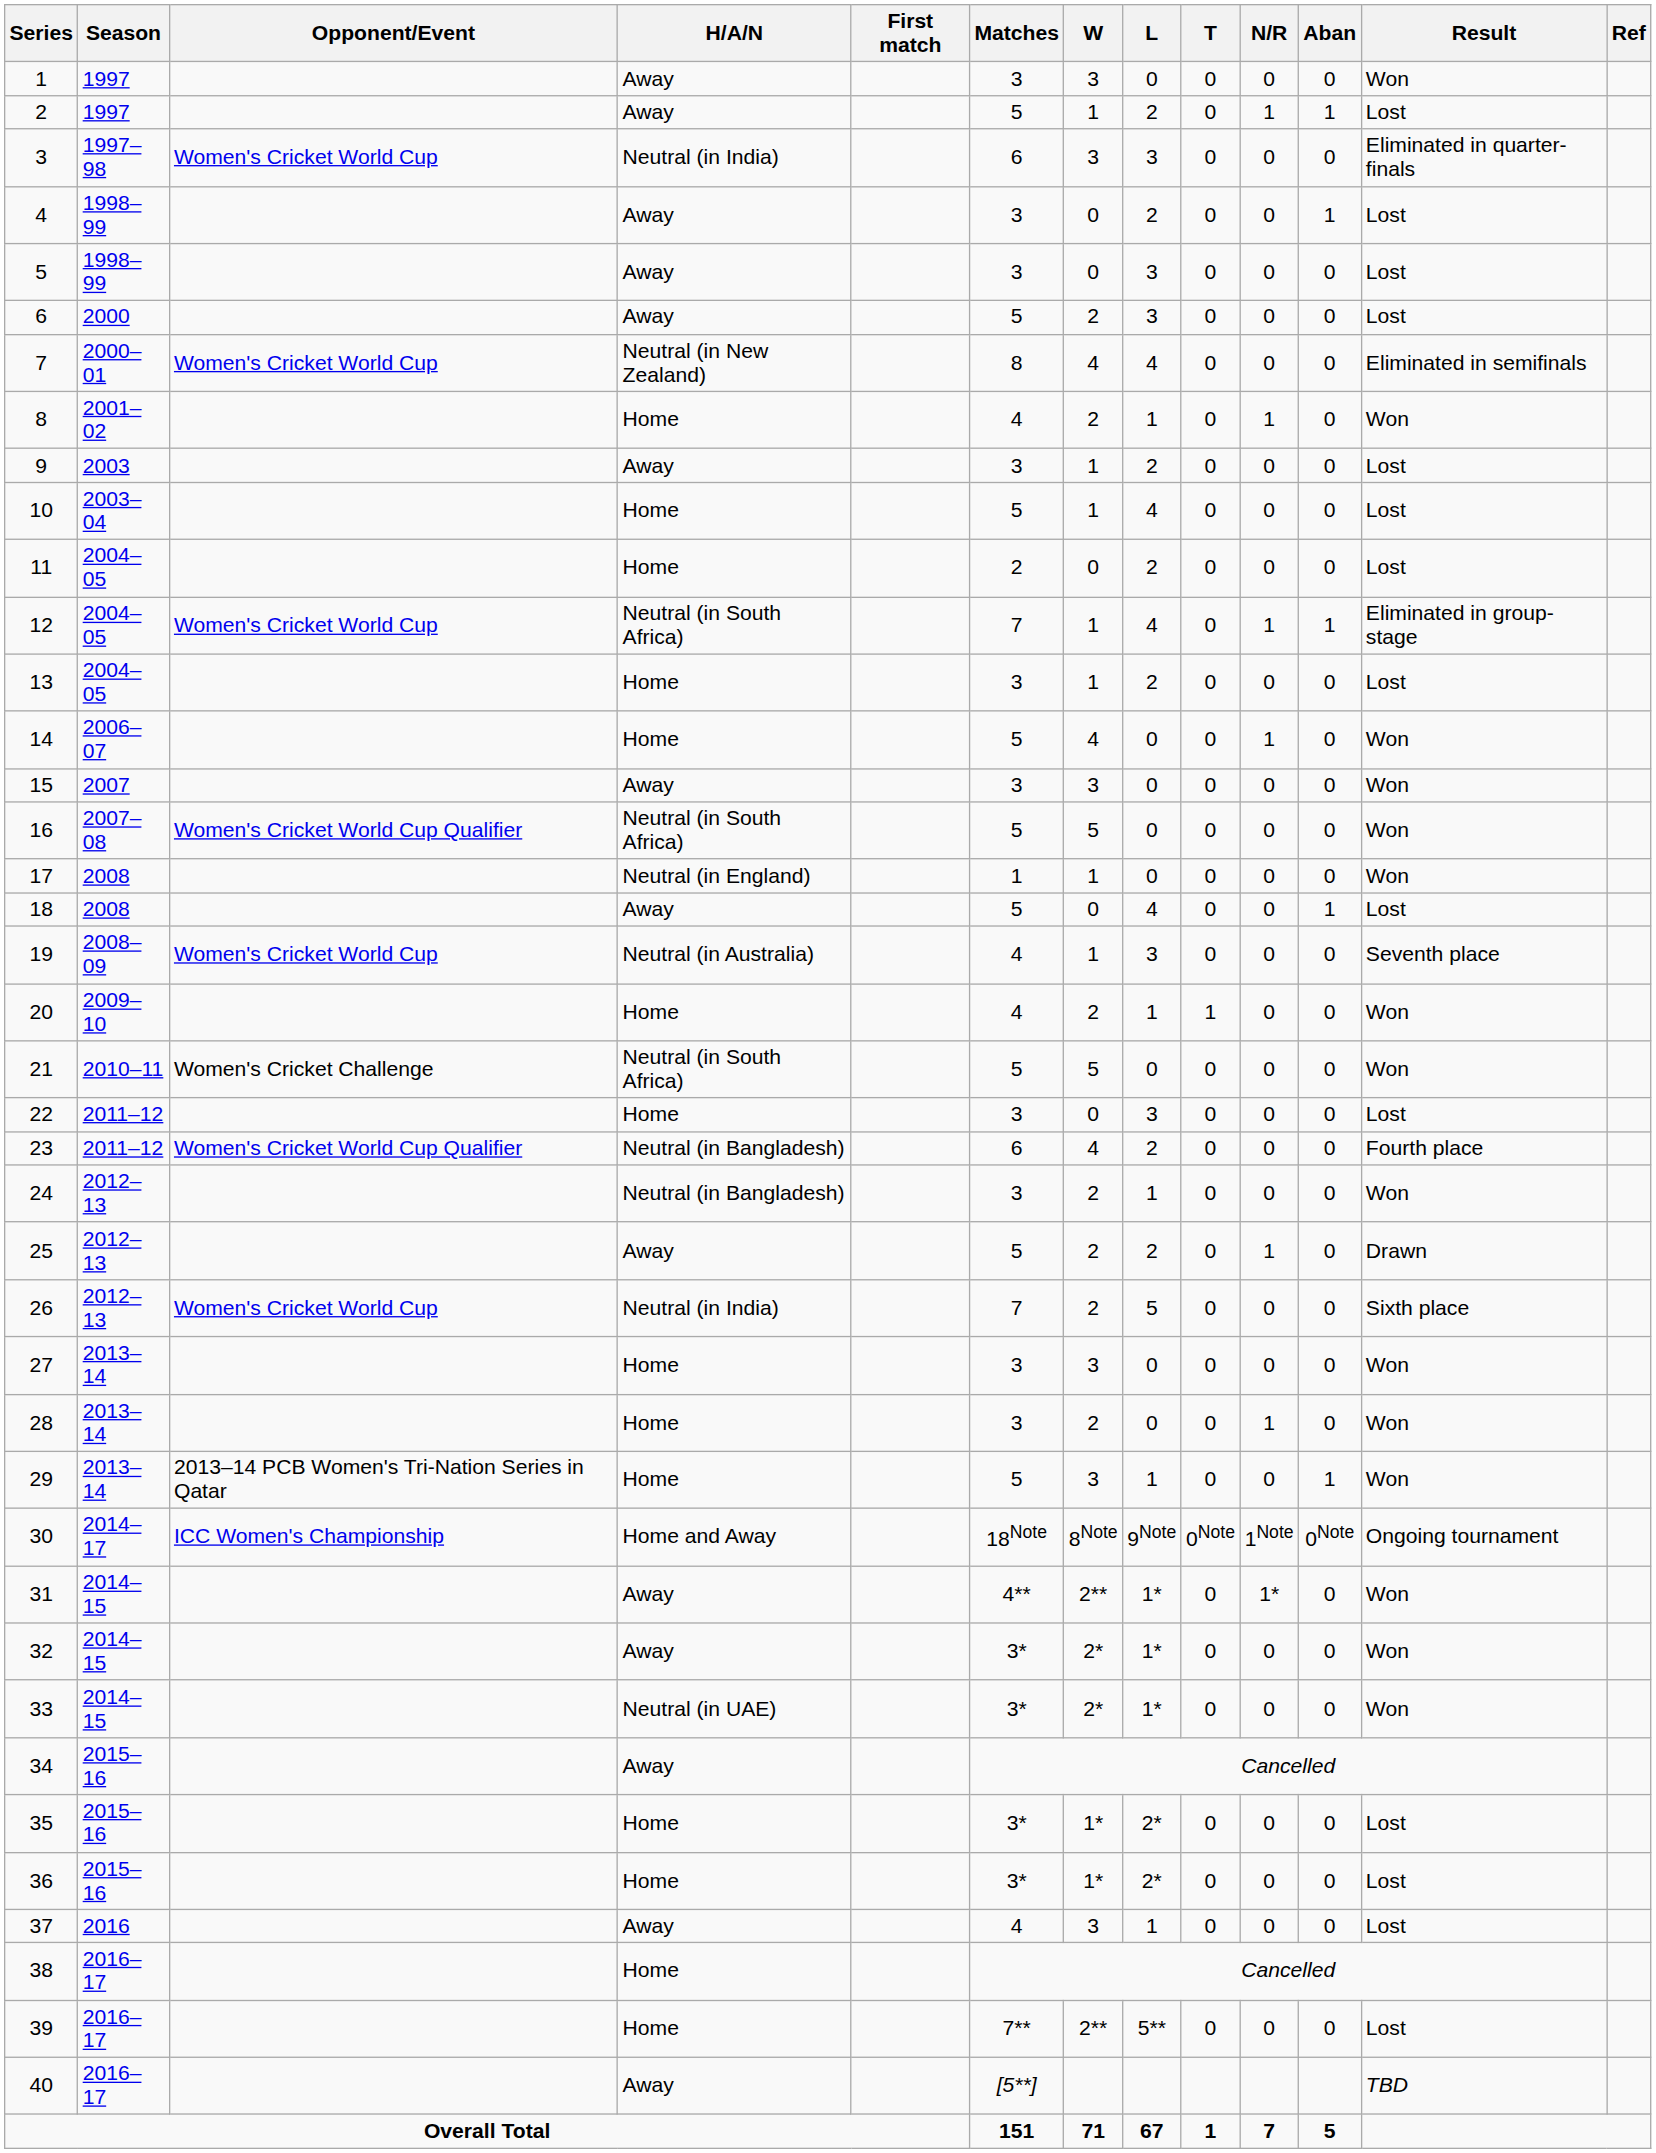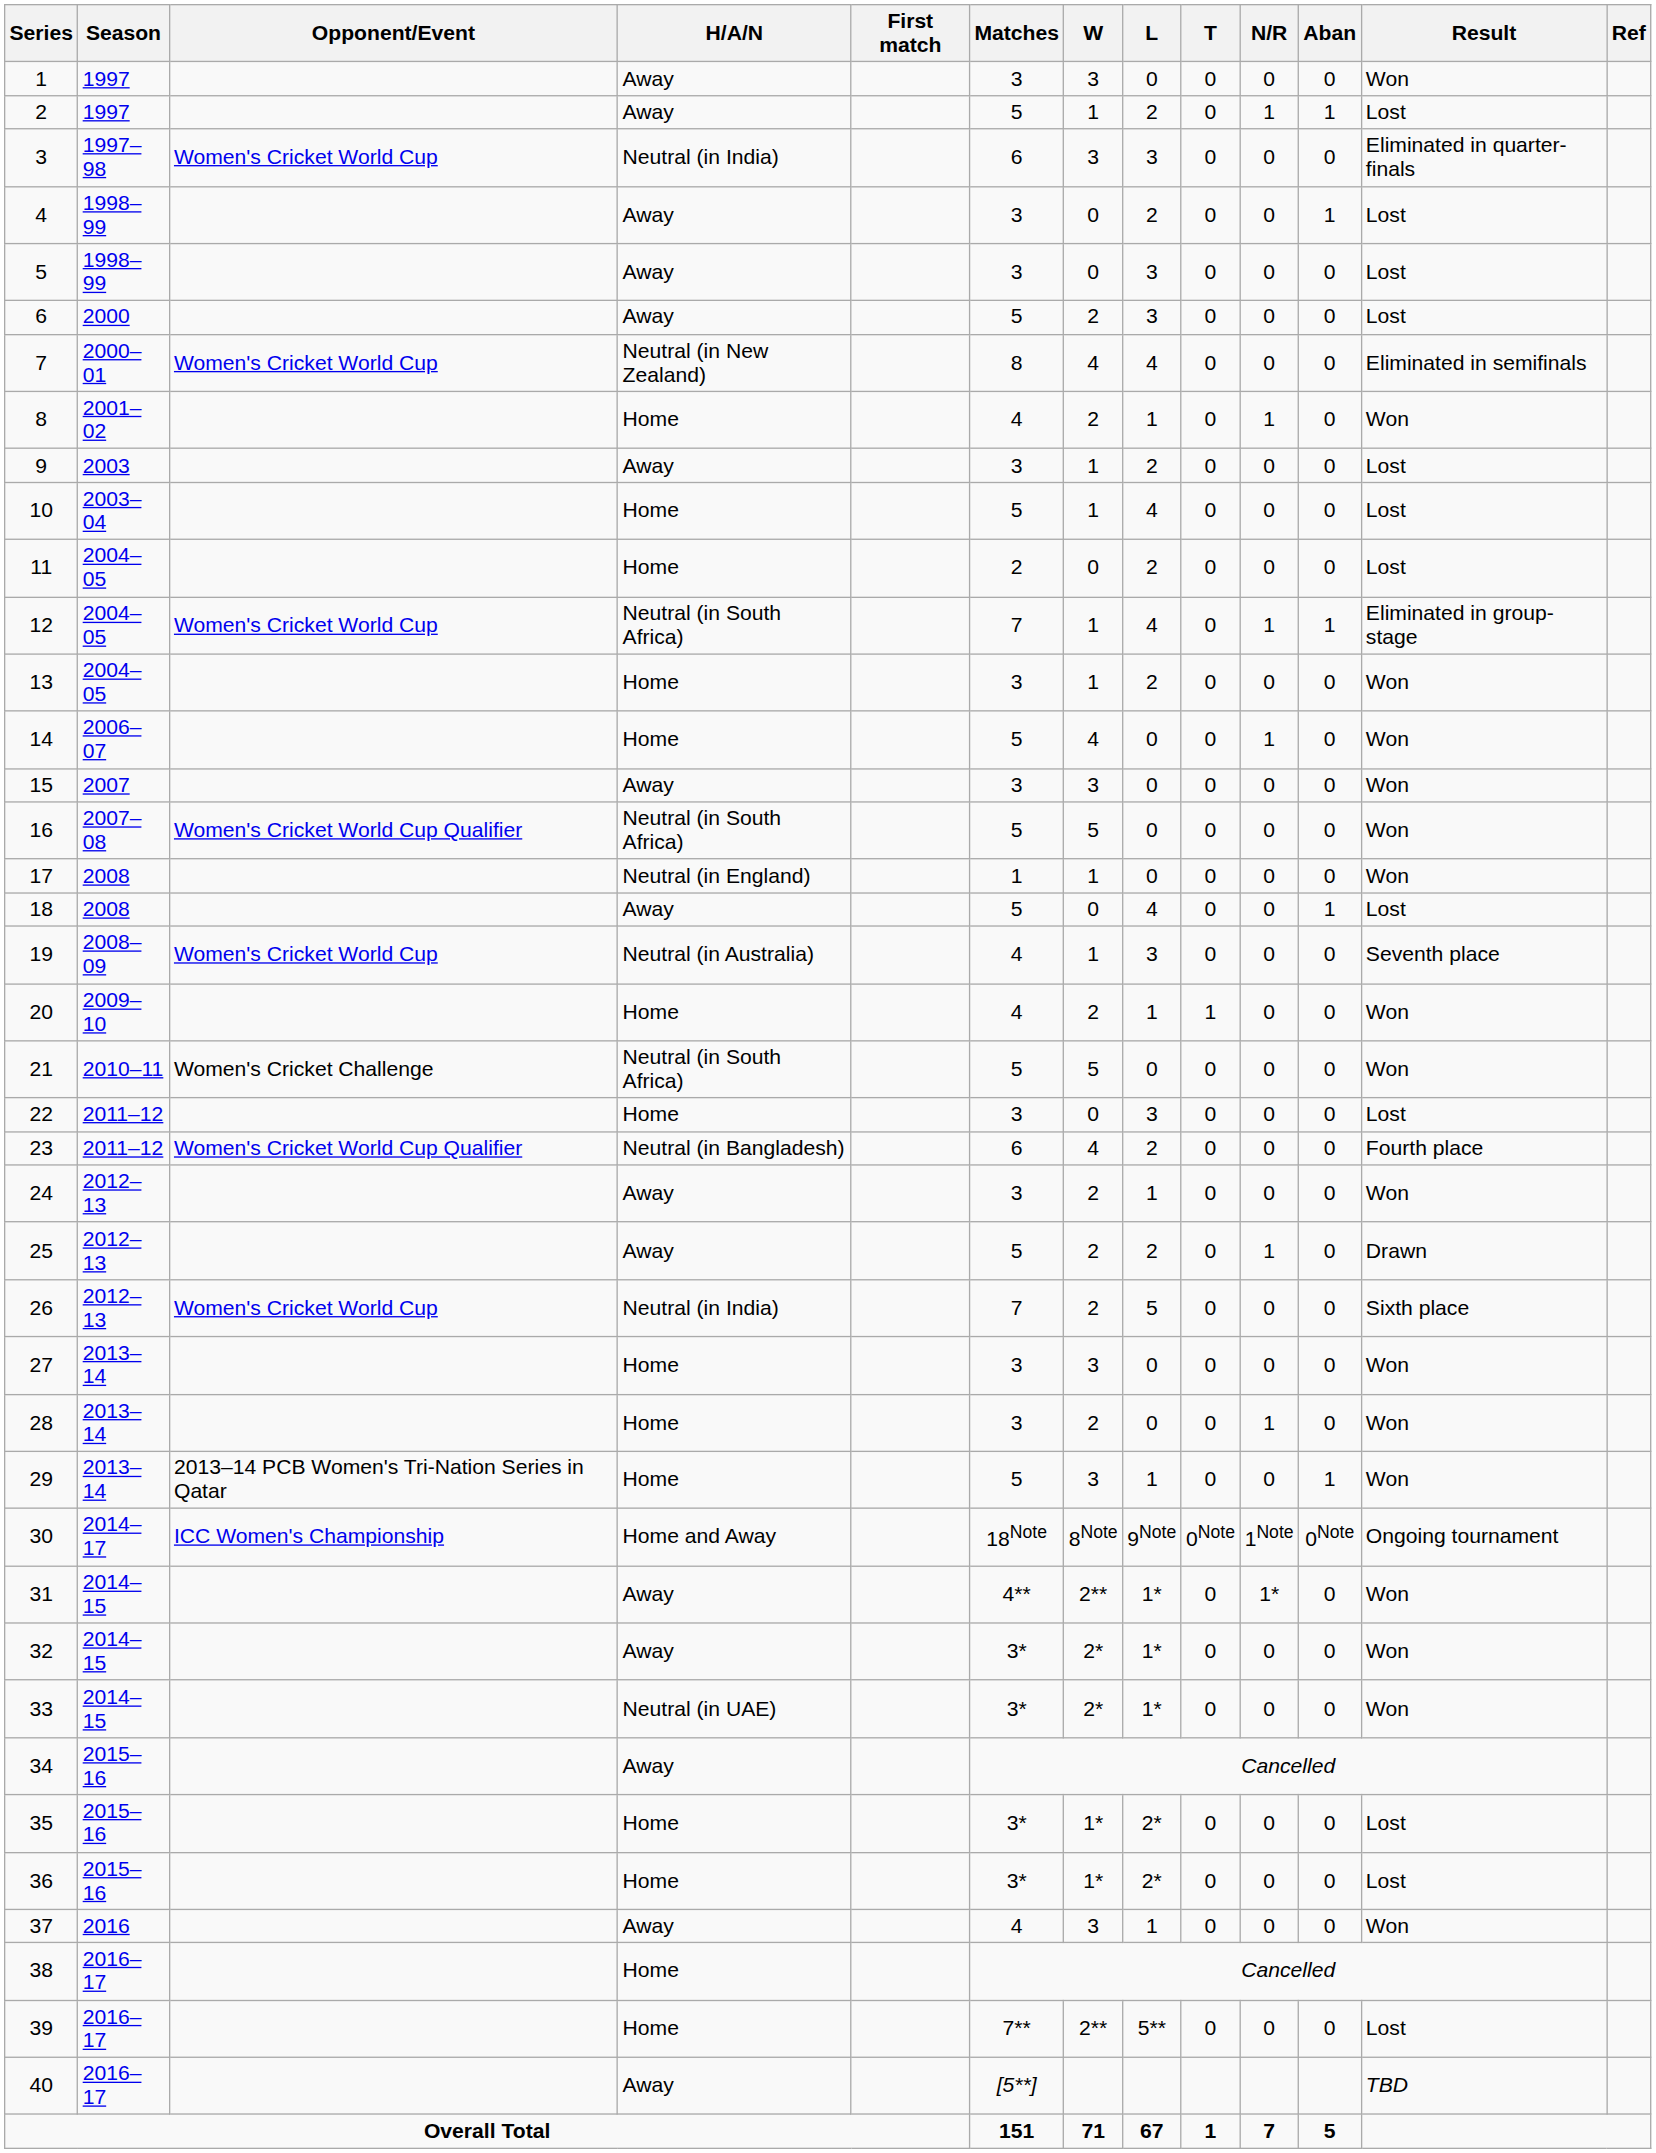(1386, 682) Lost -> (1387, 682) Won
(734, 1193) Neutral (in Bangladesh) -> (648, 1193) Away
(1386, 1925) Lost -> (1387, 1925) Won
